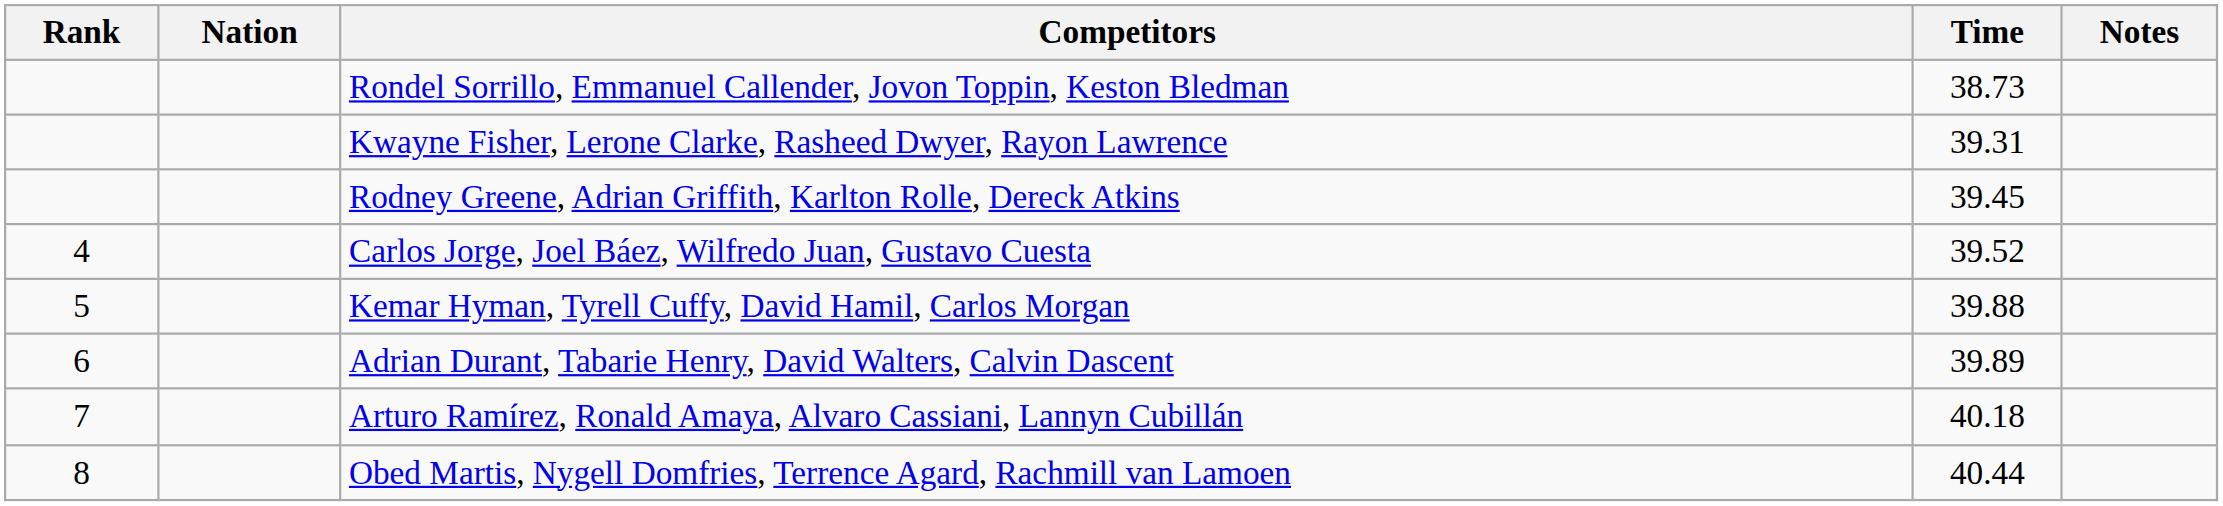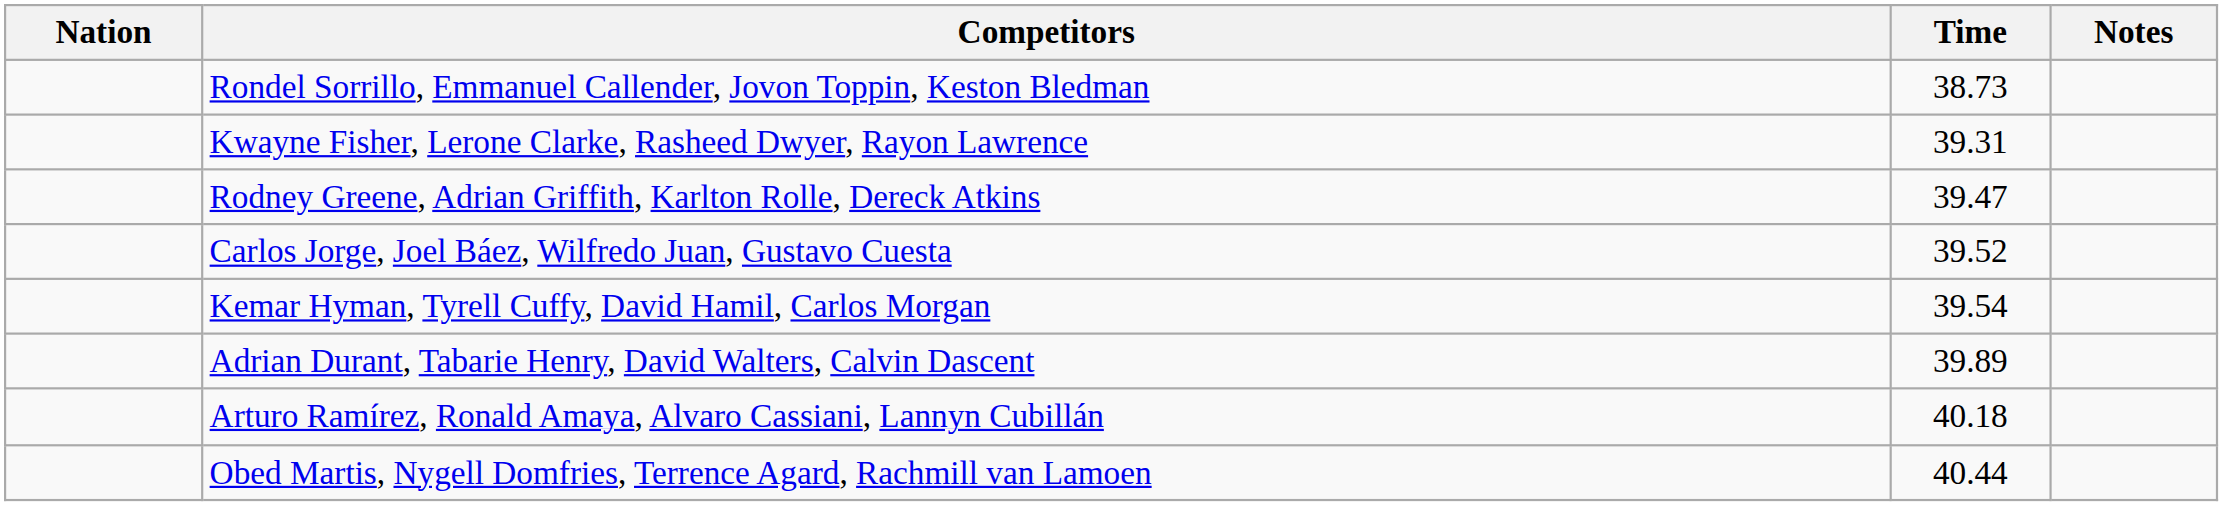- column: (82, 32)
(1987, 196) 39.45 -> (1970, 196) 39.47
(1987, 306) 39.88 -> (1970, 306) 39.54
